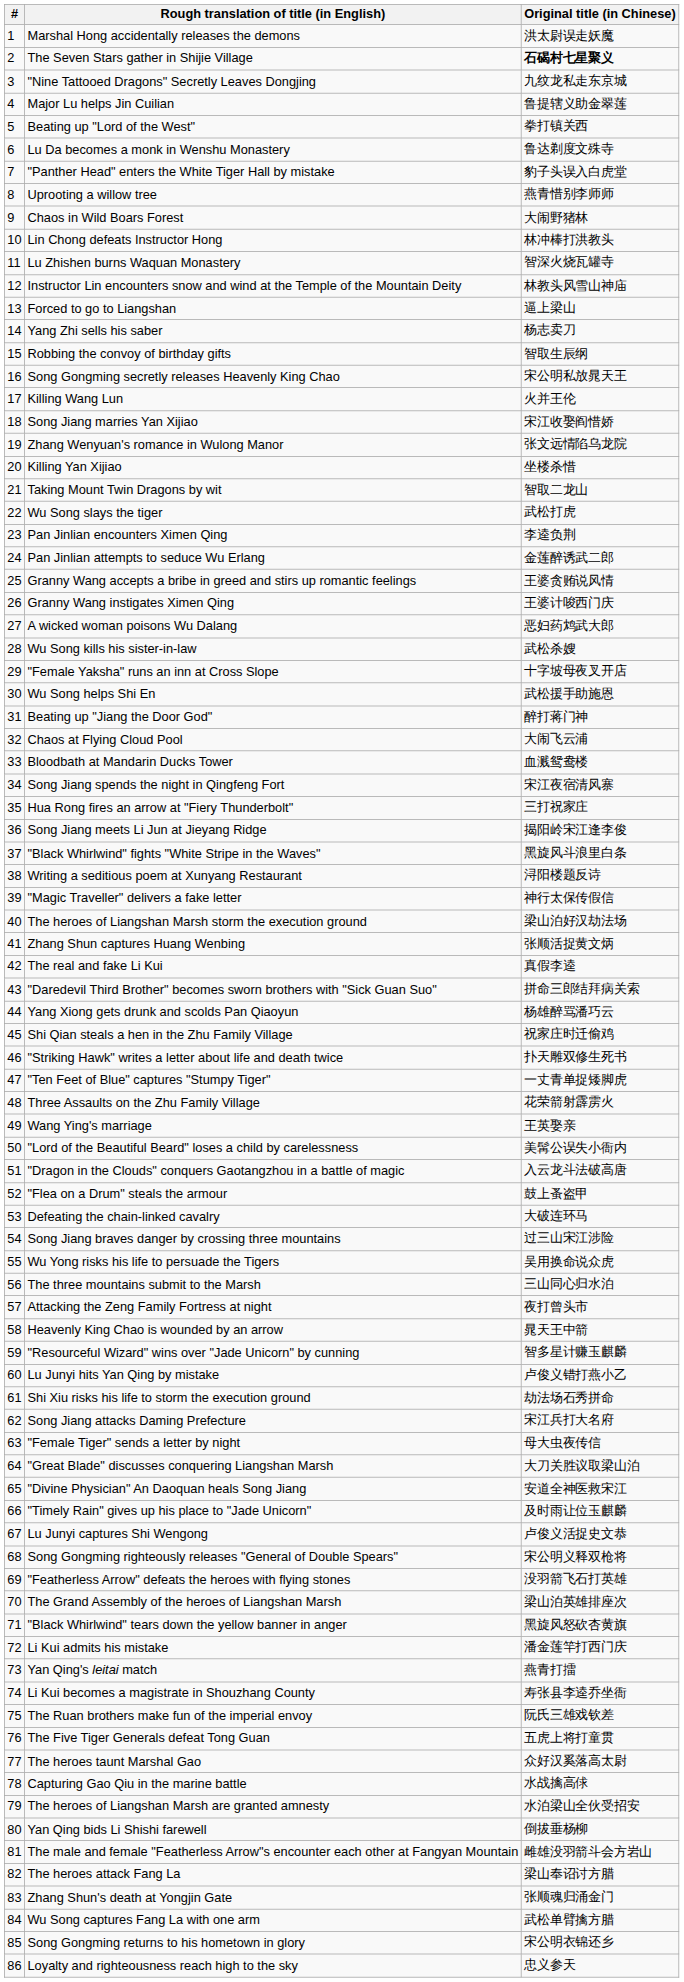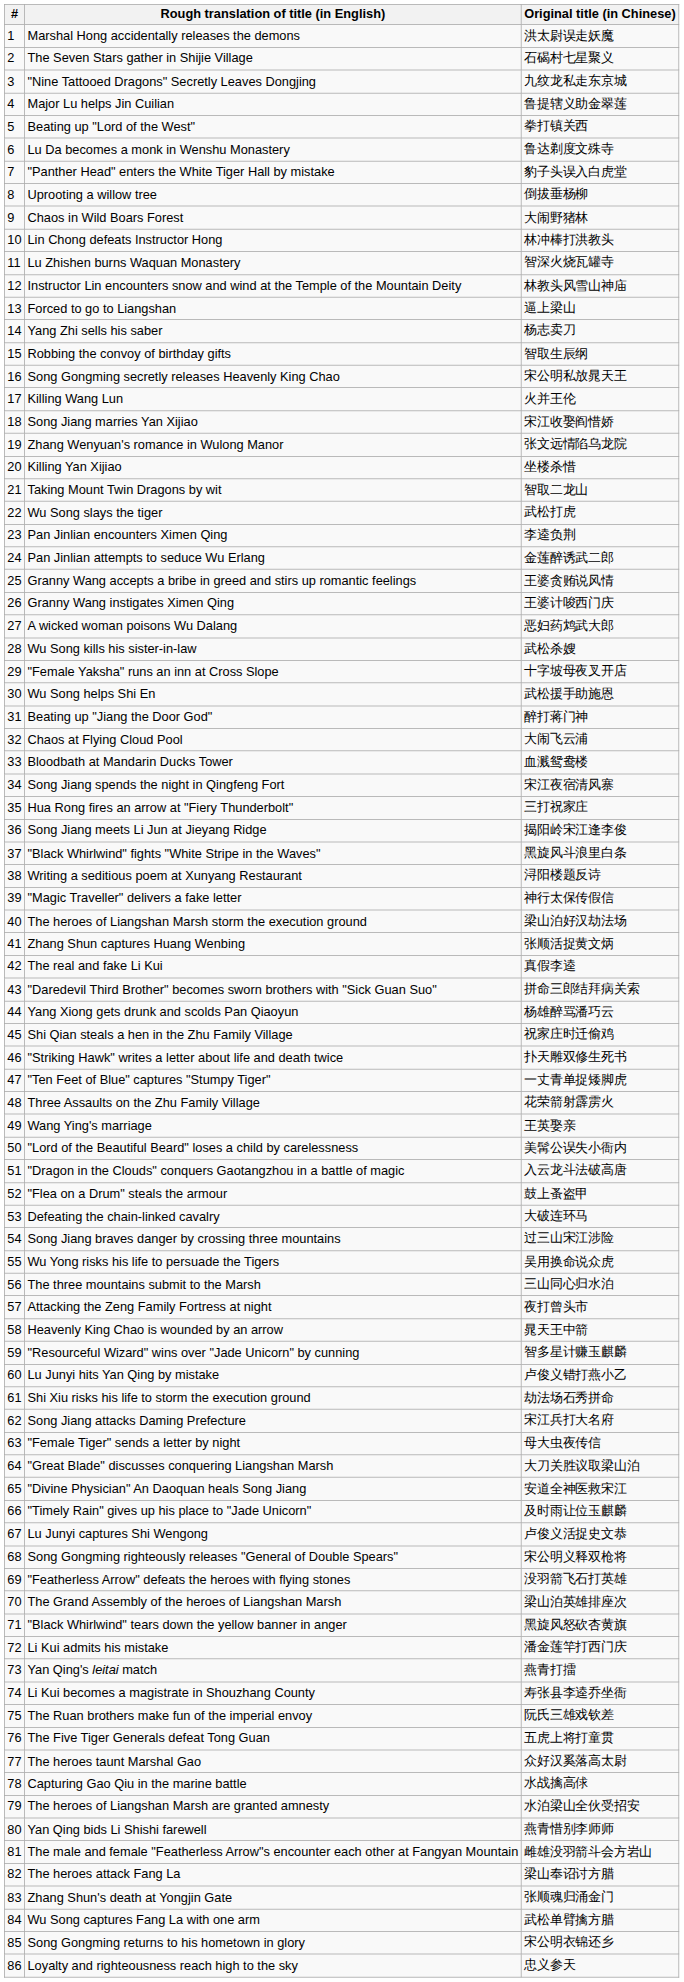(569, 58) bold -> (569, 58) normal
(569, 194) 燕青惜别李师师 -> (556, 194) 倒拔垂杨柳
(556, 1829) 倒拔垂杨柳 -> (569, 1829) 燕青惜别李师师
